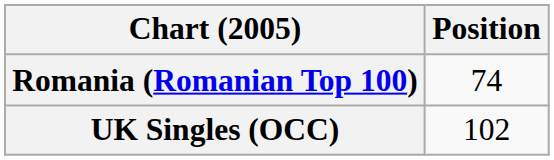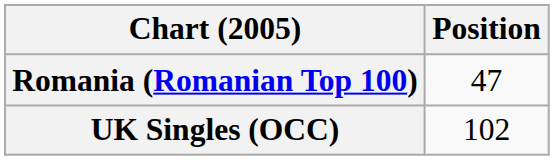(487, 79) 74 -> (487, 79) 47
